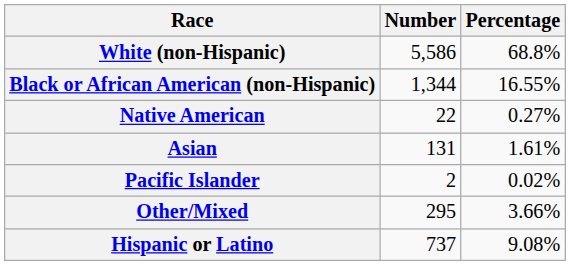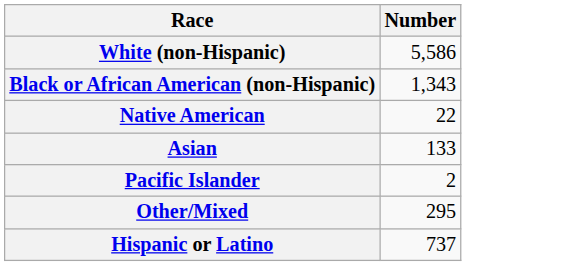- column: (513, 20)
(433, 84) 1,344 -> (433, 84) 1,343
(441, 148) 131 -> (441, 148) 133
